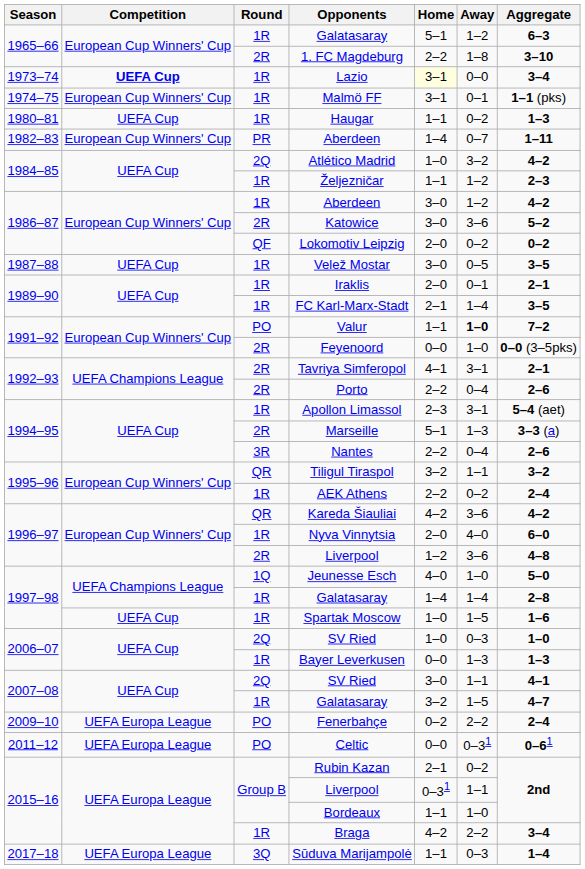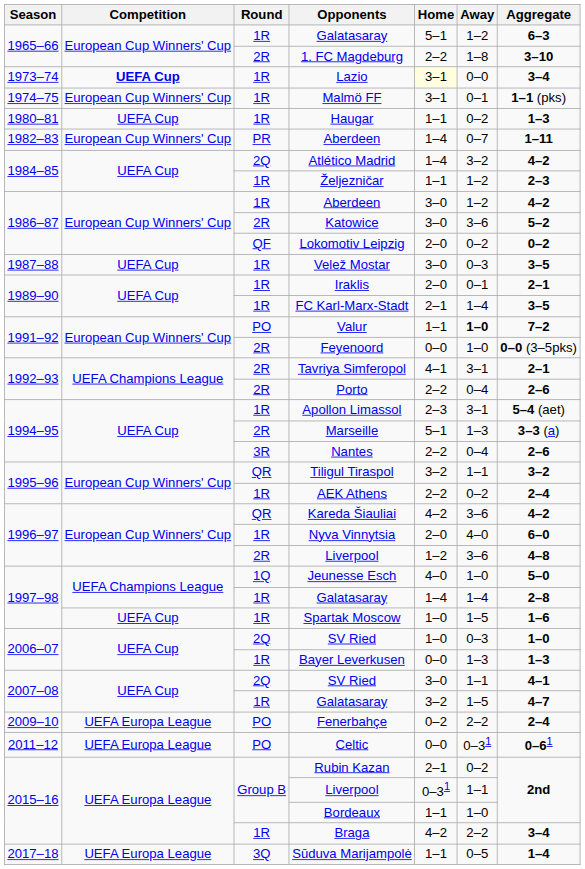(436, 160) 1–0 -> (436, 160) 1–4
(477, 264) 0–5 -> (477, 264) 0–3
(477, 854) 0–3 -> (477, 854) 0–5
